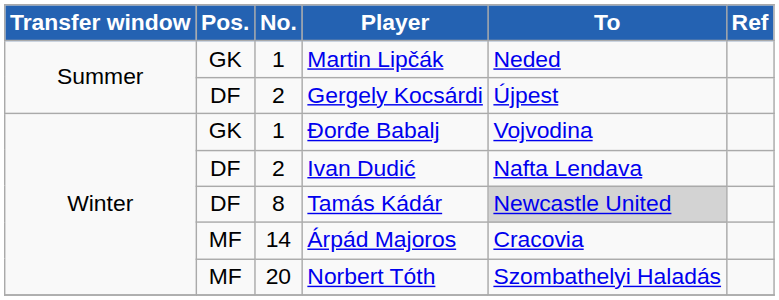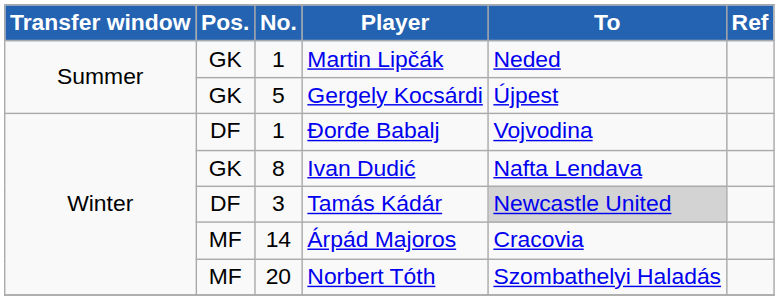(225, 95) DF -> (225, 95) GK
(278, 95) 2 -> (278, 95) 5
(225, 131) GK -> (225, 131) DF
(225, 167) DF -> (225, 167) GK
(278, 167) 2 -> (278, 167) 8
(278, 204) 8 -> (278, 204) 3
